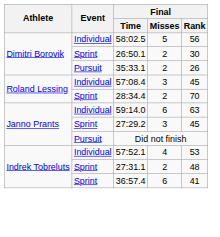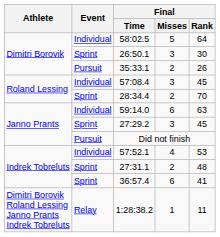(195, 40) 56 -> (202, 40) 64
(165, 54) 2 -> (172, 54) 3
+ row: (134, 210)
